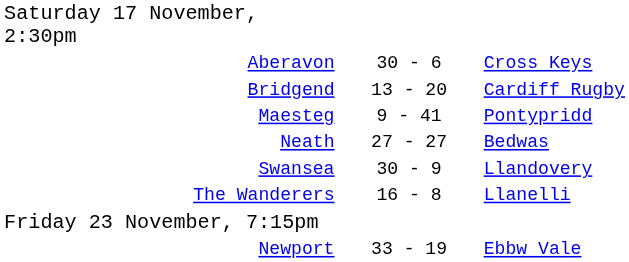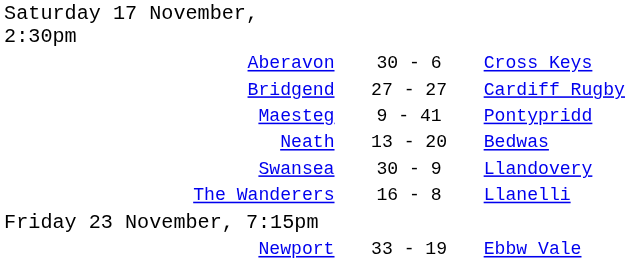(409, 90) 13 - 20 -> (409, 90) 27 - 27
(409, 143) 27 - 27 -> (409, 143) 13 - 20
